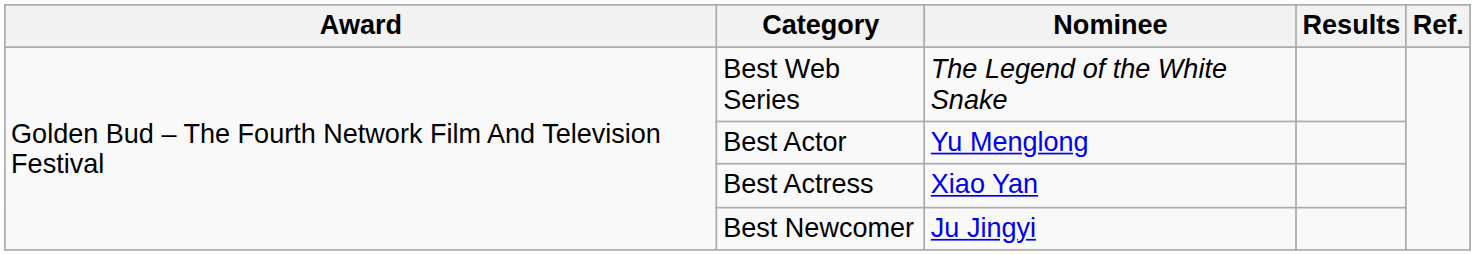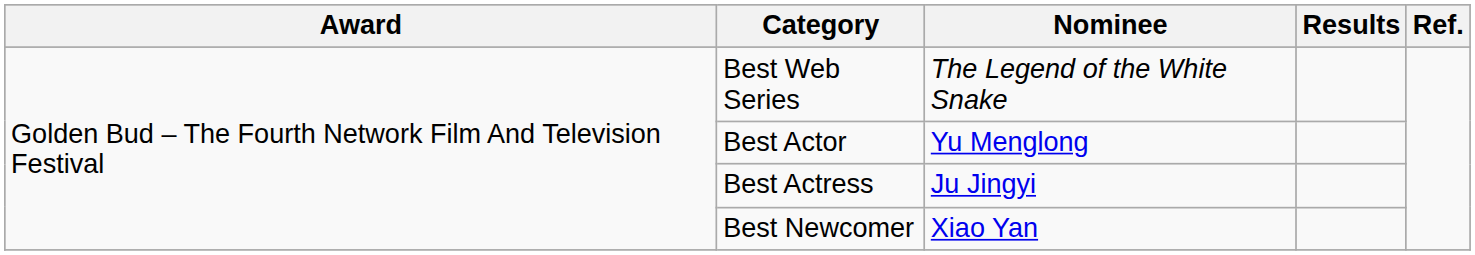(984, 185) Xiao Yan -> (983, 185) Ju Jingyi
(983, 227) Ju Jingyi -> (984, 227) Xiao Yan
